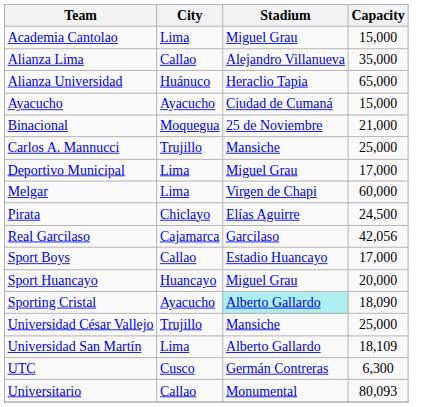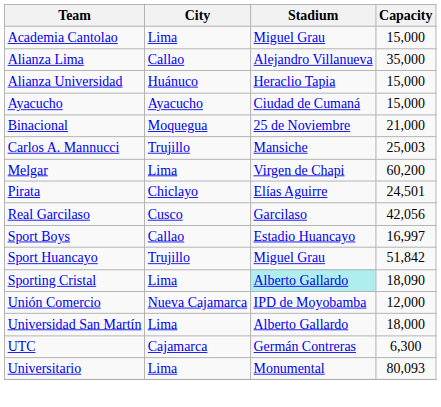(378, 81) 65,000 -> (406, 81) 15,000
(378, 147) 25,000 -> (406, 147) 25,003
- row: (66, 170)
(378, 192) 60,000 -> (406, 170) 60,200
(378, 214) 24,500 -> (406, 192) 24,501
(190, 236) Cajamarca -> (165, 214) Cusco
(378, 258) 17,000 -> (406, 236) 16,997
(188, 280) Huancayo -> (169, 258) Trujillo
(378, 280) 20,000 -> (406, 258) 51,842
(188, 302) Ayacucho -> (163, 280) Lima
+ row: (54, 302)
- row: (81, 324)
(378, 346) 18,109 -> (406, 324) 18,000
(177, 368) Cusco -> (178, 346) Cajamarca
(178, 390) Callao -> (163, 368) Lima
